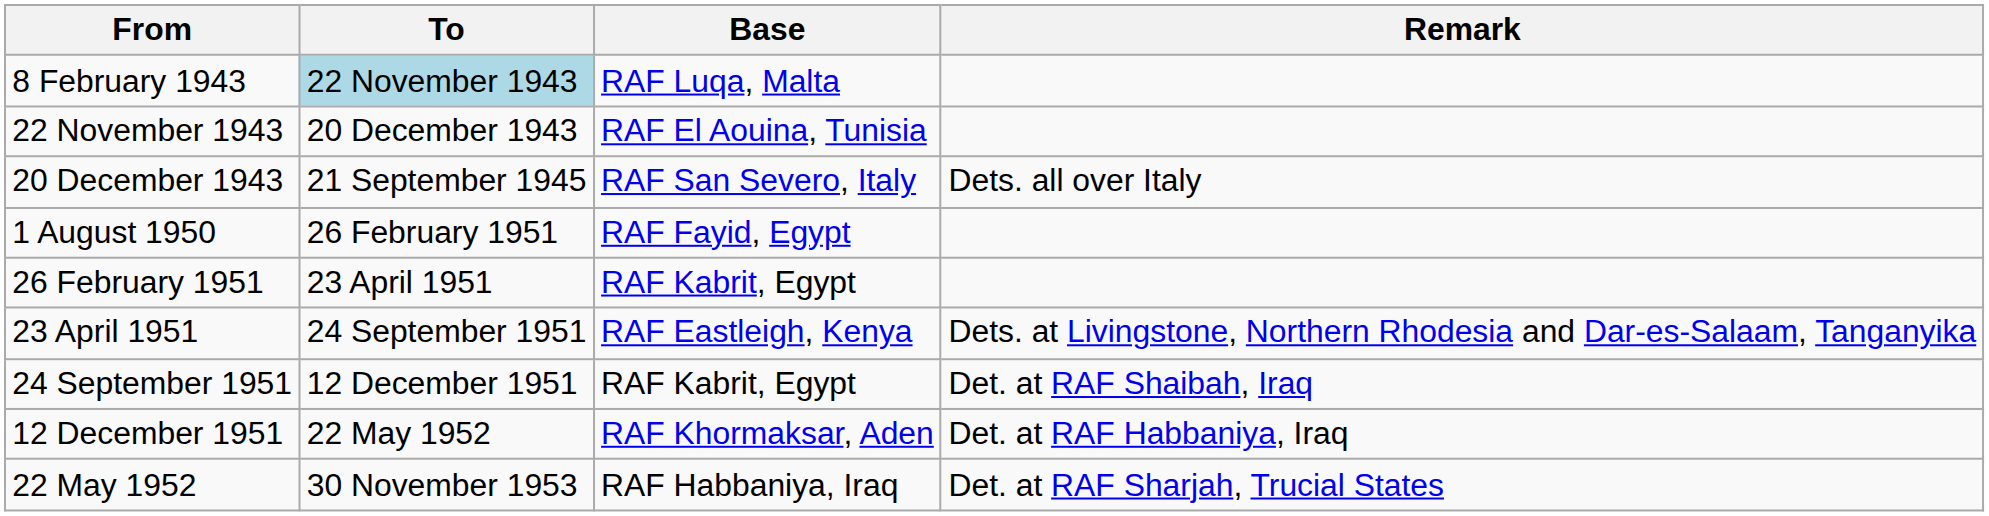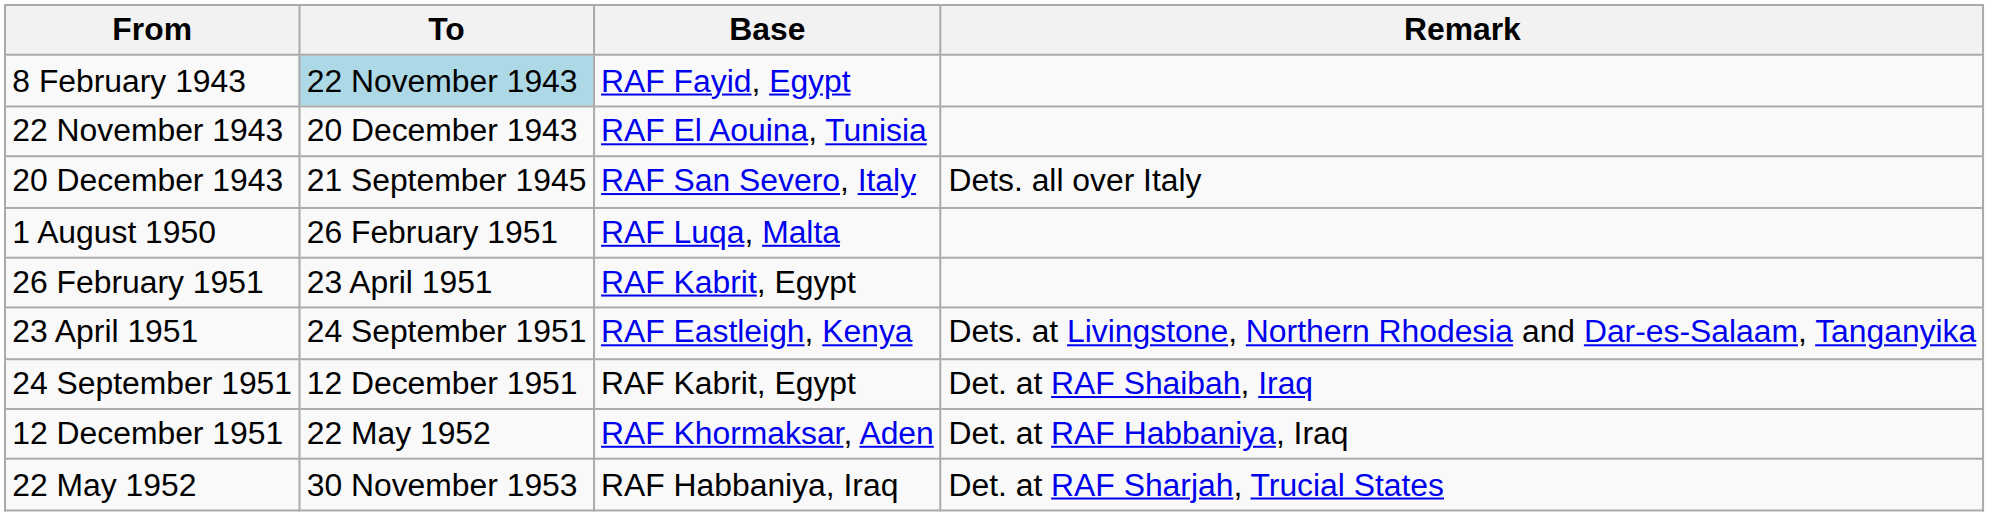(721, 80) RAF Luqa, Malta -> (726, 80) RAF Fayid, Egypt
(726, 231) RAF Fayid, Egypt -> (721, 231) RAF Luqa, Malta
